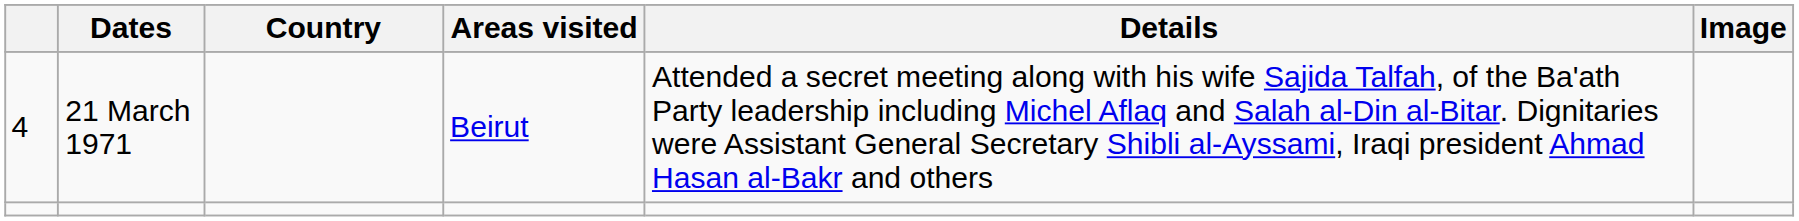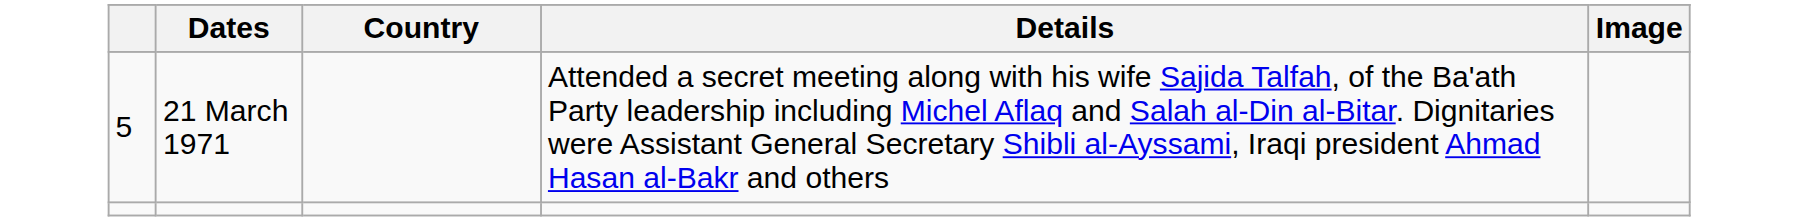- column: (544, 28)
(20, 126) 4 -> (124, 126) 5
